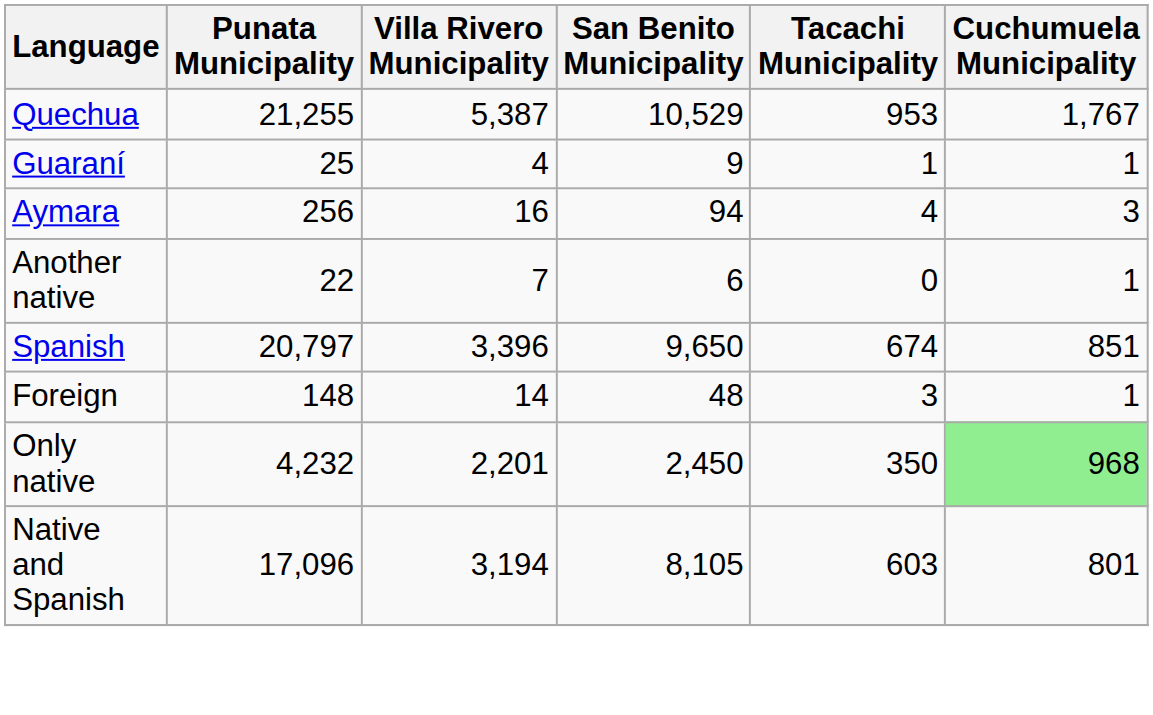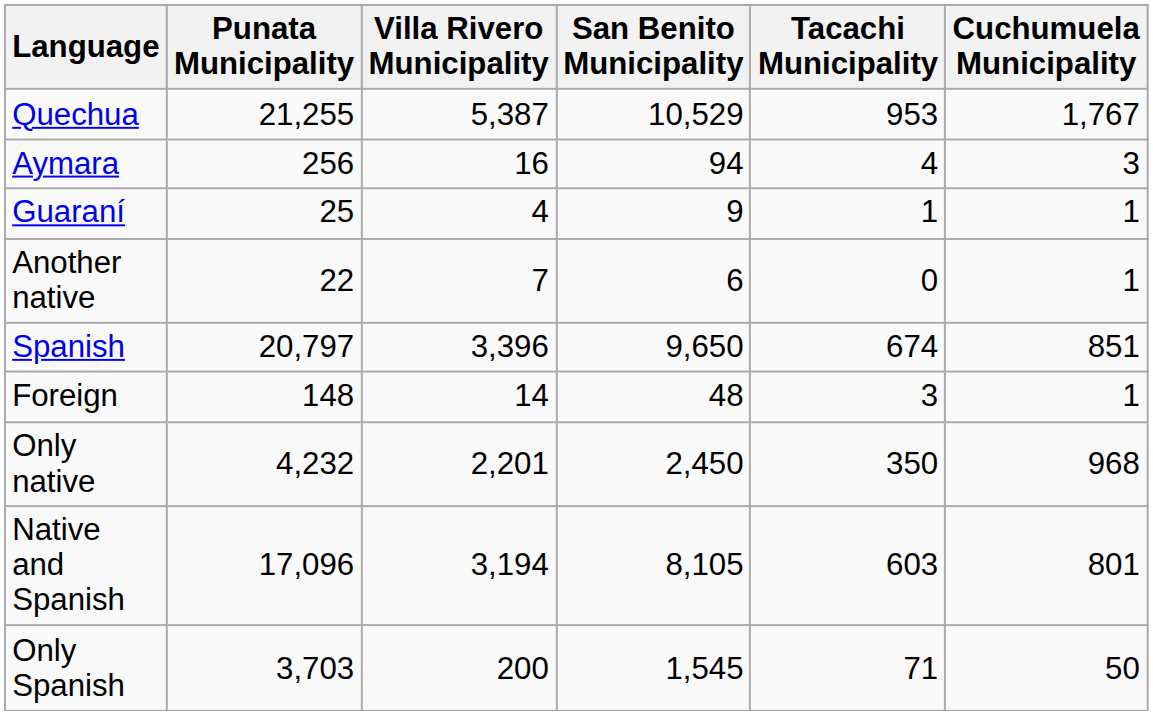rows swapped: (66, 212) <-> (69, 163)
(1114, 463) lightgreen background -> (1114, 463) no background
+ row: (69, 667)
